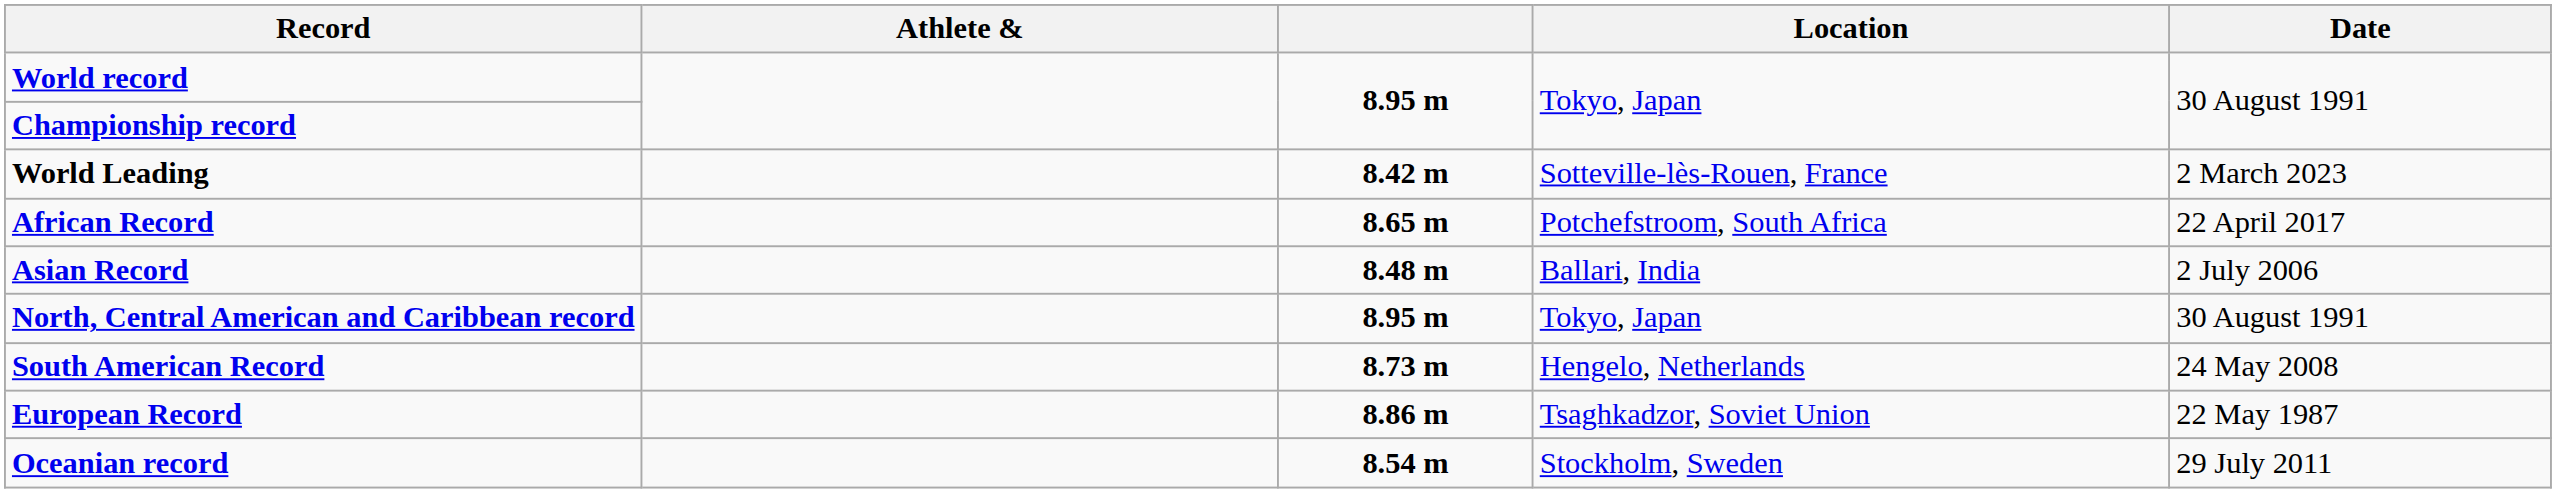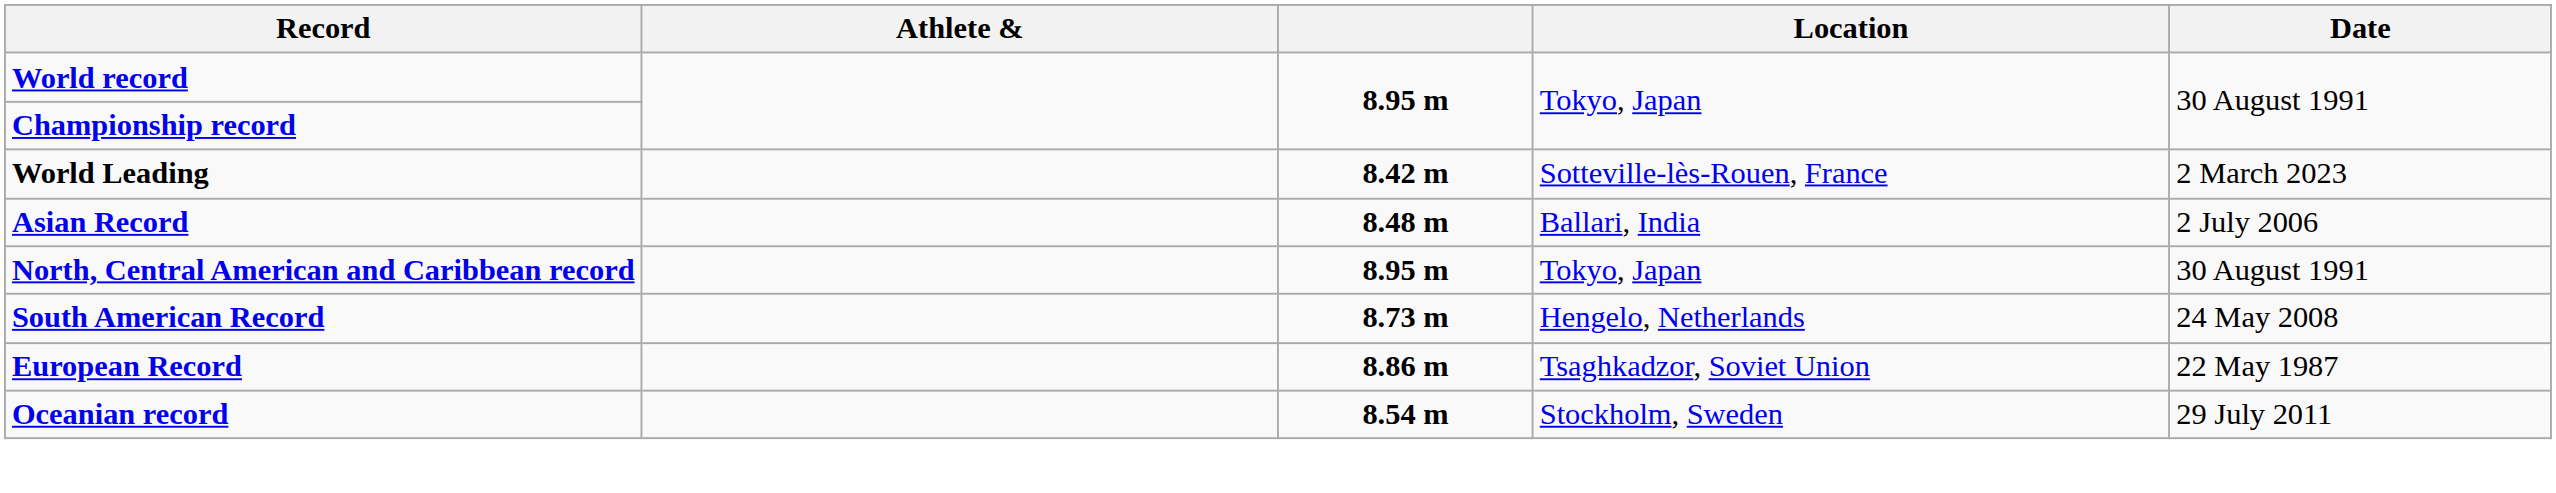- row: (113, 221)
